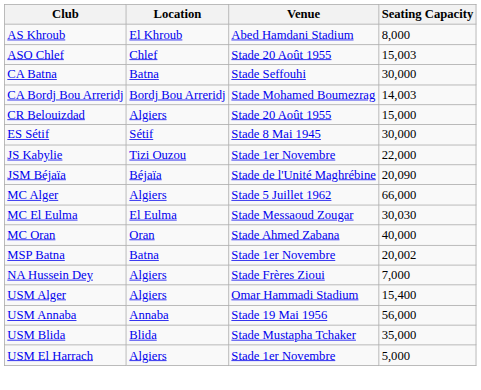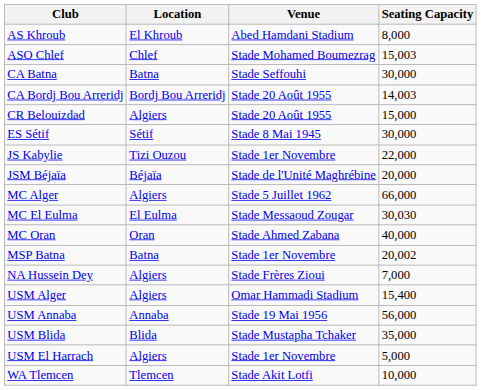(281, 54) Stade 20 Août 1955 -> (303, 54) Stade Mohamed Boumezrag
(303, 94) Stade Mohamed Boumezrag -> (281, 94) Stade 20 Août 1955
(399, 174) 20,090 -> (399, 174) 20,000
+ row: (40, 375)
